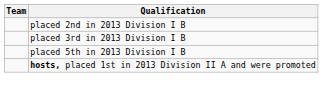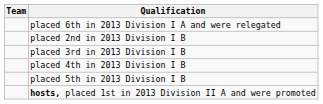+ row: (156, 25)
+ row: (108, 65)
